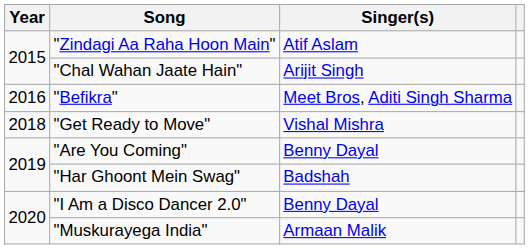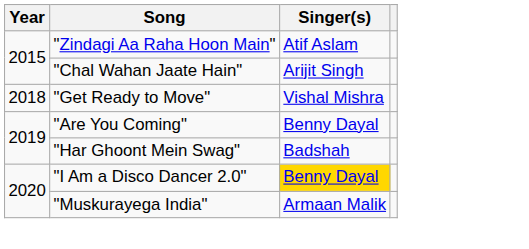- row: (86, 97)
(331, 204) no background -> (331, 177) gold background
